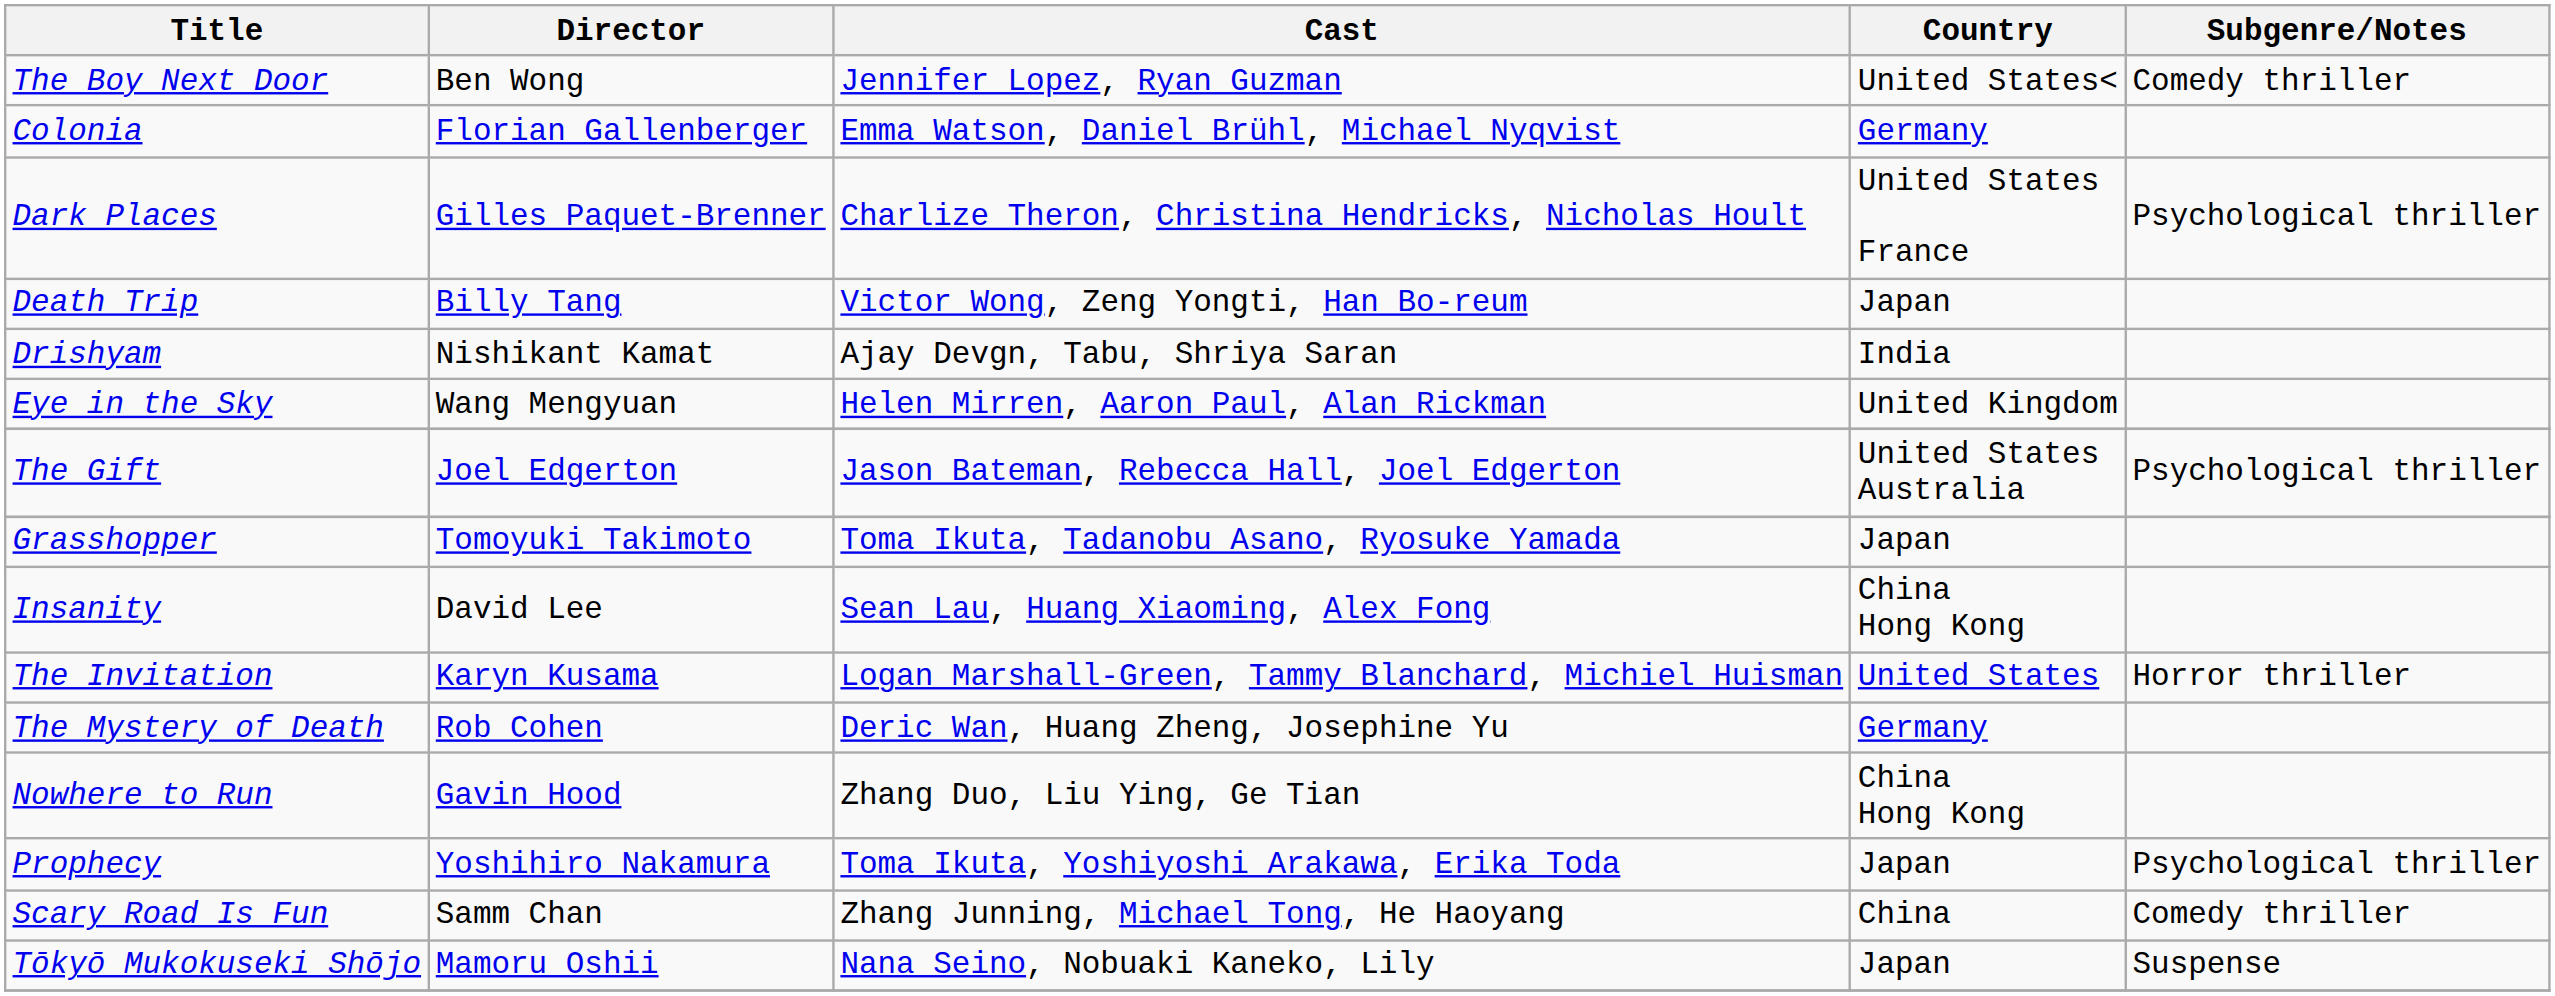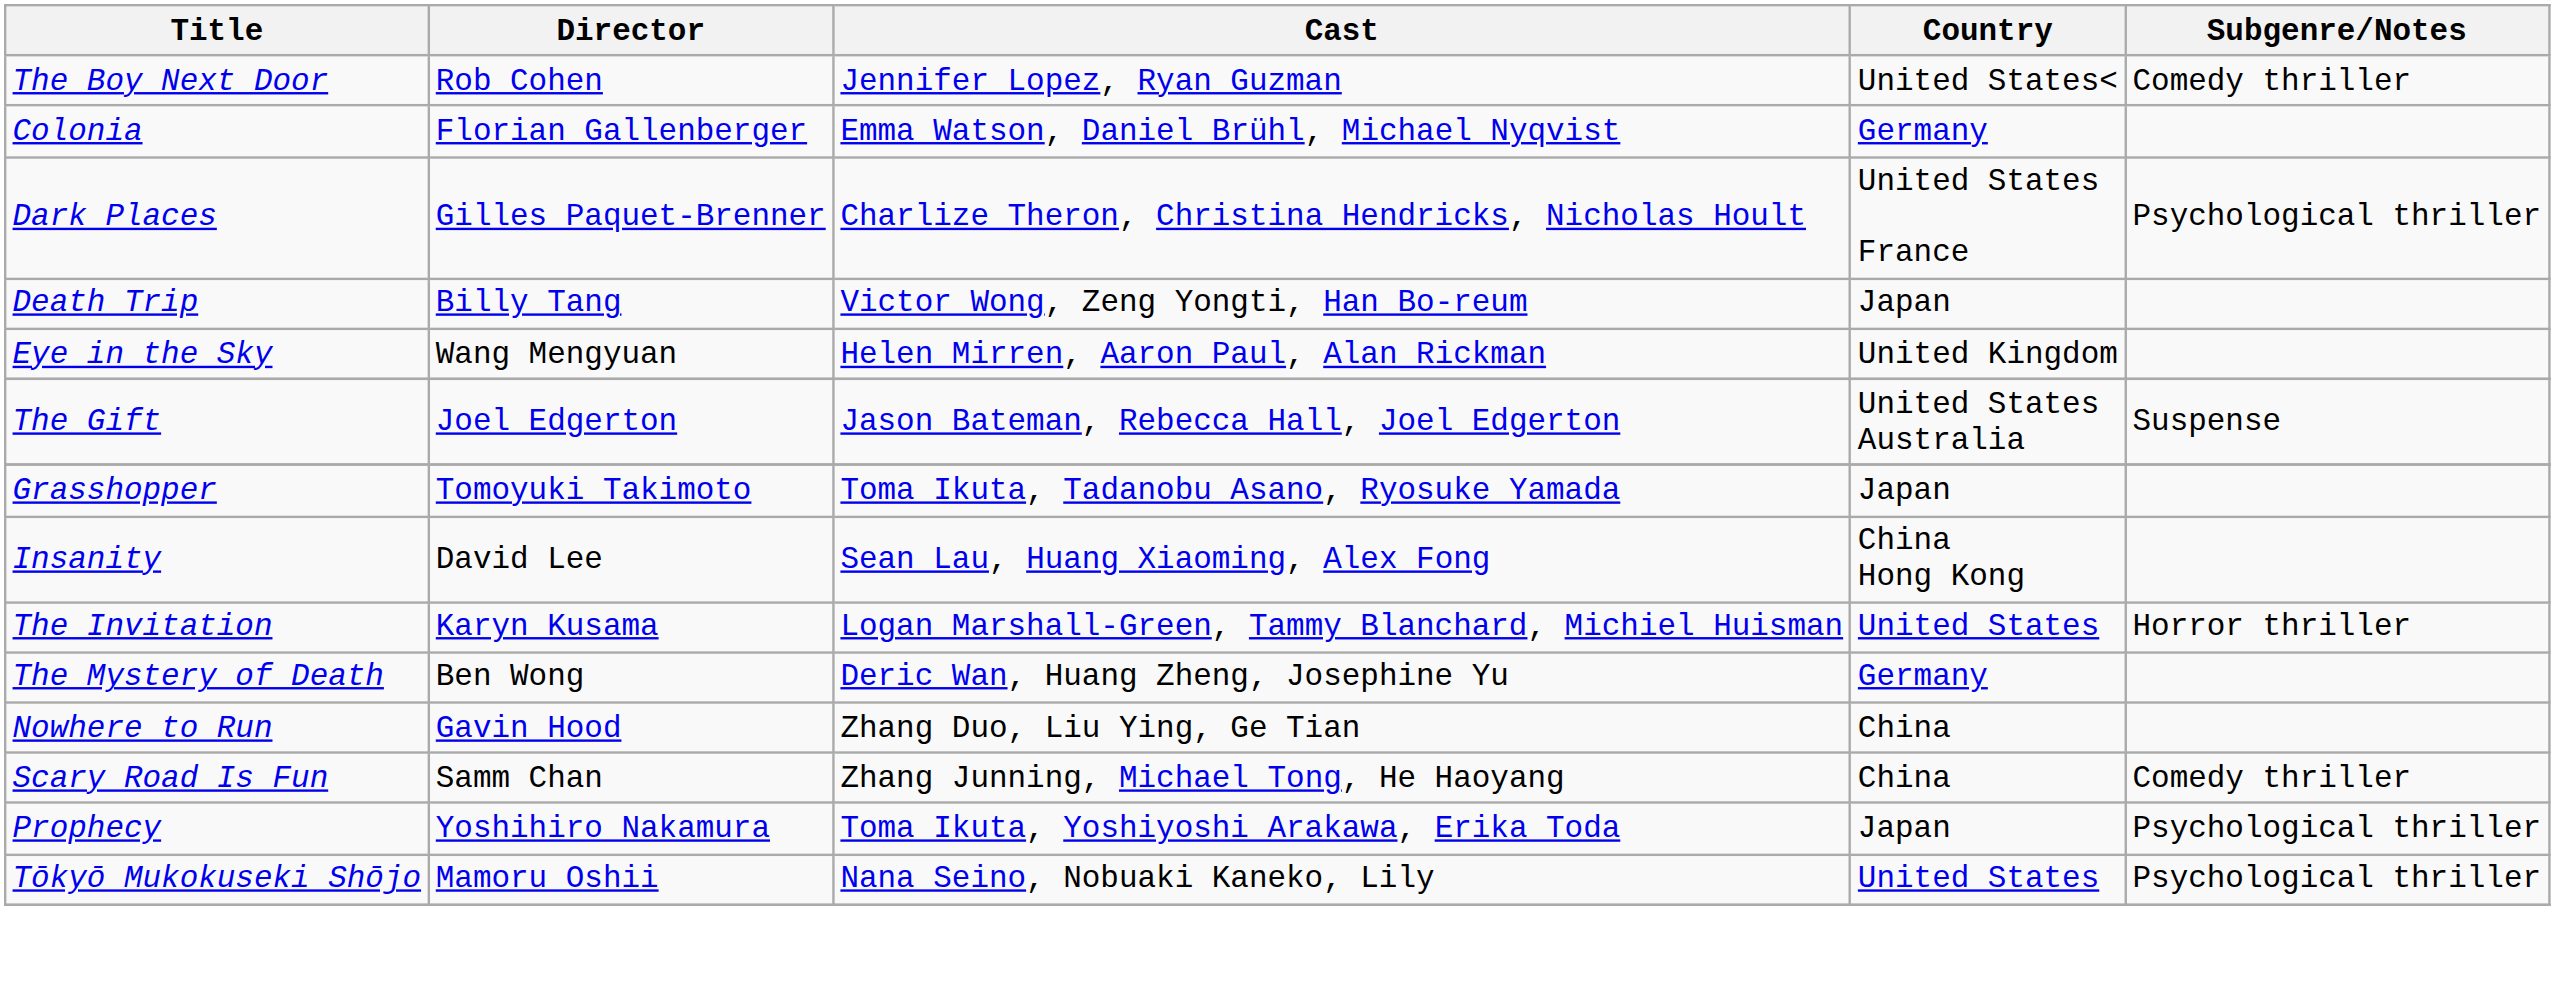(510, 81) Ben Wong -> (519, 81) Rob Cohen
- row: (87, 354)
(2337, 473) Psychological thriller -> (2207, 422) Suspense
(519, 728) Rob Cohen -> (510, 677) Ben Wong
(1941, 796) China Hong Kong -> (1904, 728) China
rows swapped: (87, 864) <-> (170, 915)
(1904, 965) Japan -> (1979, 879) United States
(2207, 965) Suspense -> (2337, 879) Psychological thriller
